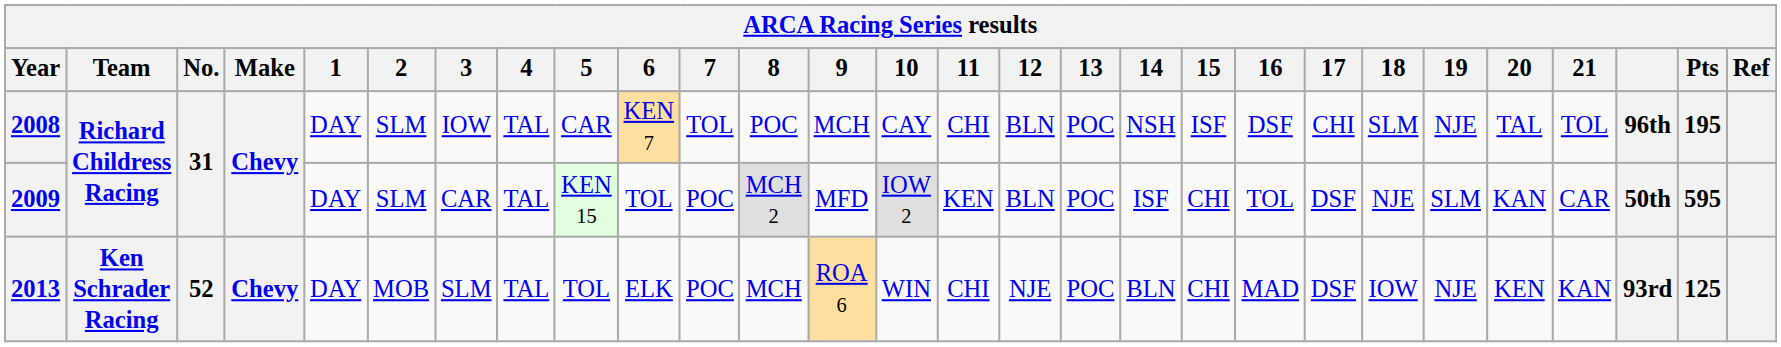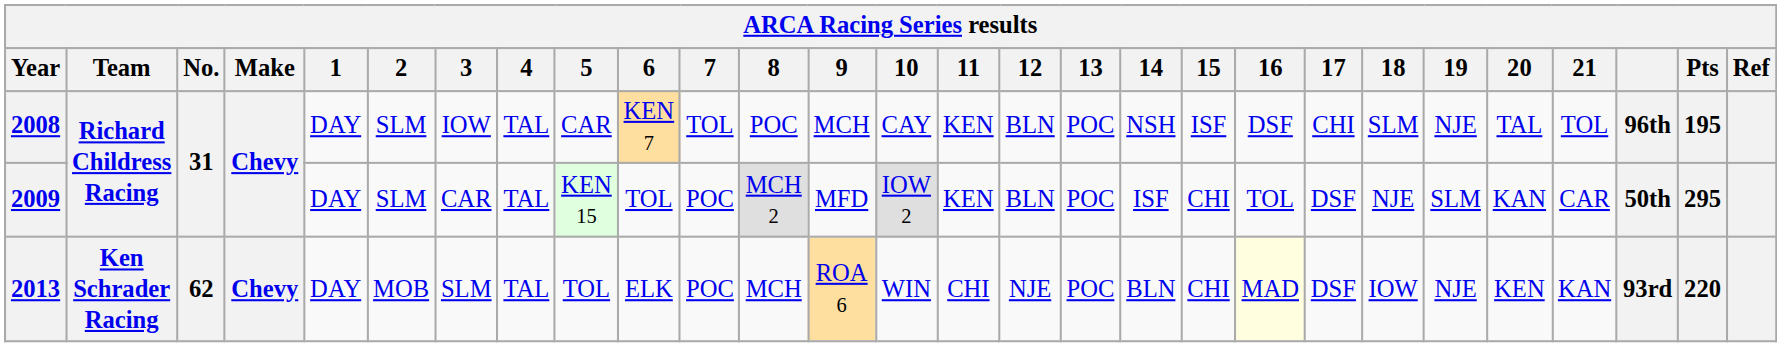(968, 126) CHI -> (968, 126) KEN
(1703, 199) 595 -> (1703, 199) 295
(201, 288) 52 -> (201, 288) 62
(1270, 288) no background -> (1270, 288) lightyellow background
(1703, 288) 125 -> (1703, 288) 220
